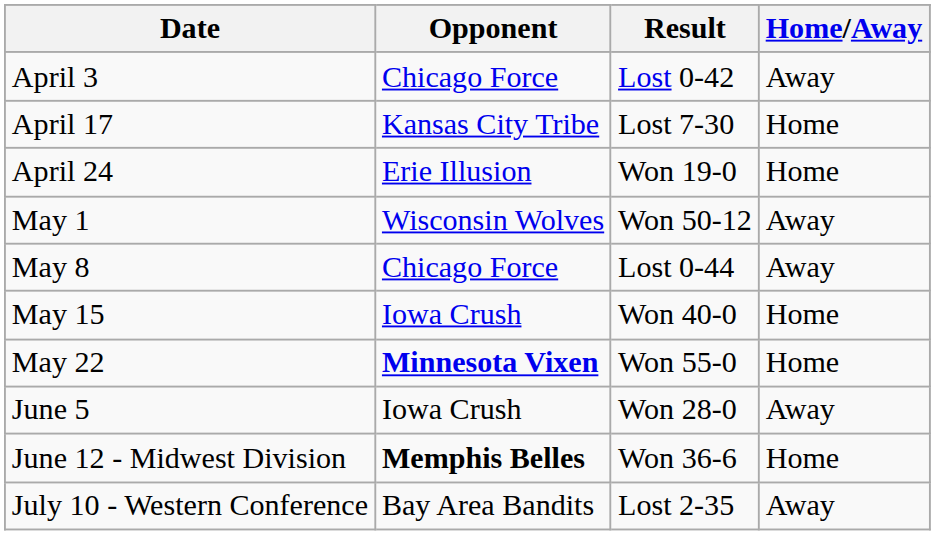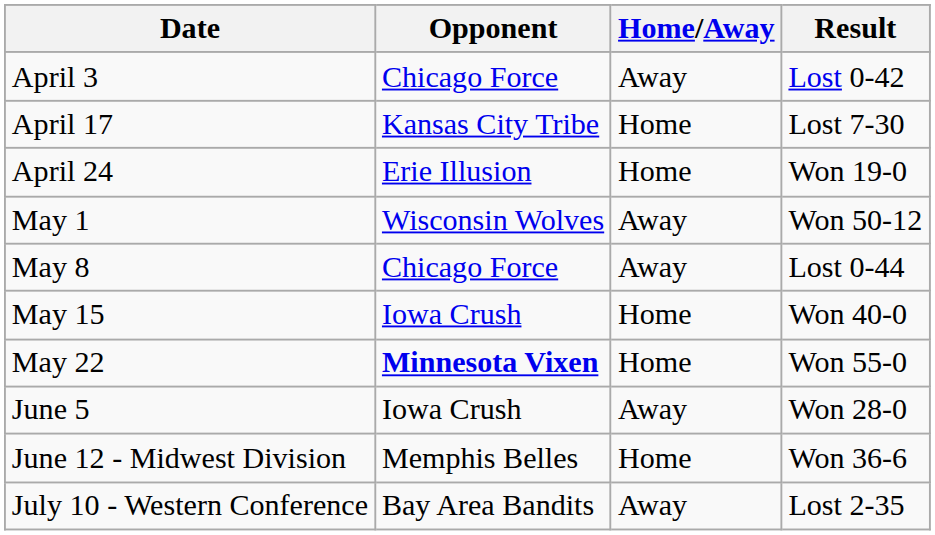columns swapped: (844, 28) <-> (685, 28)
(483, 457) bold -> (480, 457) normal
